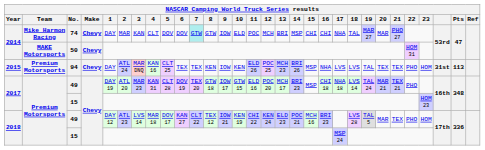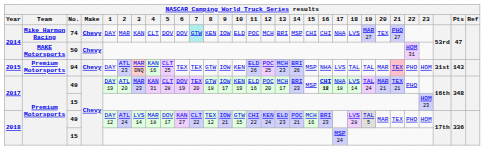(211, 33) GTW -> (211, 33) KEN
(354, 33) TAL -> (354, 33) LVS
(383, 33) MAR -> (383, 33) TEX
(124, 67) ATL 24 -> (124, 67) ATL 23
(211, 67) KEN -> (211, 67) GTW
(354, 67) LVS -> (354, 67) TAL
(383, 67) TEX -> (383, 67) MAR
(397, 67) no background -> (397, 67) pink background
(458, 67) 113 -> (458, 67) 143
(239, 84) GTW 15 -> (239, 84) KEN 19
(326, 84) normal -> (326, 85) bold
(124, 119) ATL 23 -> (124, 119) ATL 24
(239, 119) KEN 19 -> (239, 119) GTW 15
